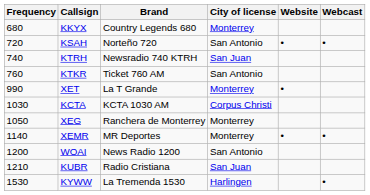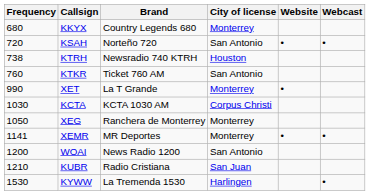(15, 58) 740 -> (15, 58) 738
(231, 58) San Juan -> (228, 58) Houston
(17, 136) 1140 -> (17, 136) 1141
